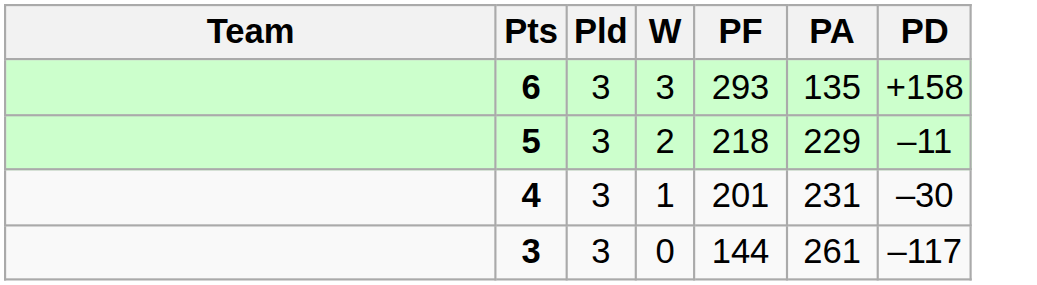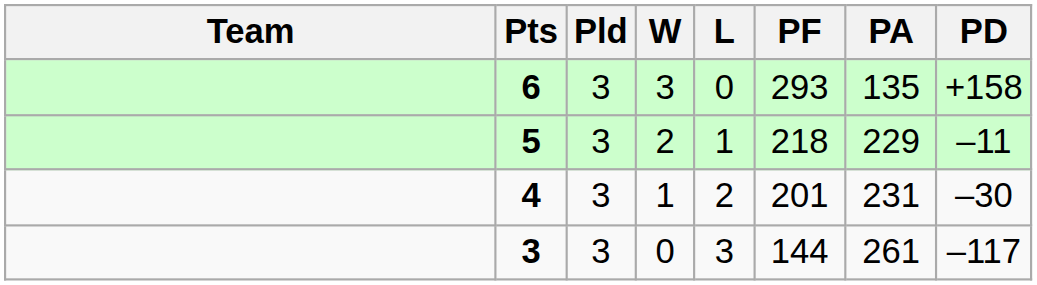+ column: (724, 31)
